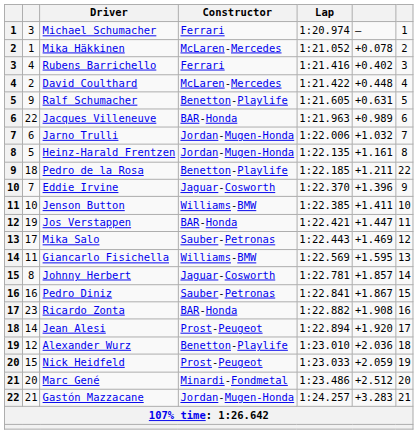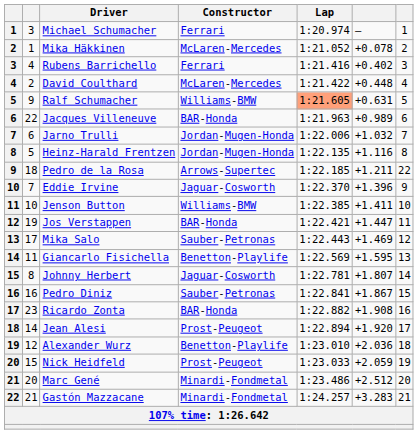(234, 101) Benetton-Playlife -> (218, 101) Williams-BMW
(325, 101) no background -> (325, 101) lightsalmon background
(374, 153) +1.161 -> (374, 153) +1.116
(234, 171) Benetton-Playlife -> (228, 171) Arrows-Supertec
(218, 258) Williams-BMW -> (234, 258) Benetton-Playlife
(374, 276) +1.857 -> (374, 276) +1.807
(237, 398) Jordan-Mugen-Honda -> (234, 398) Minardi-Fondmetal
